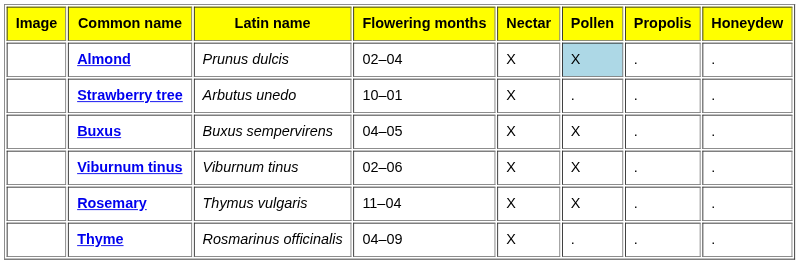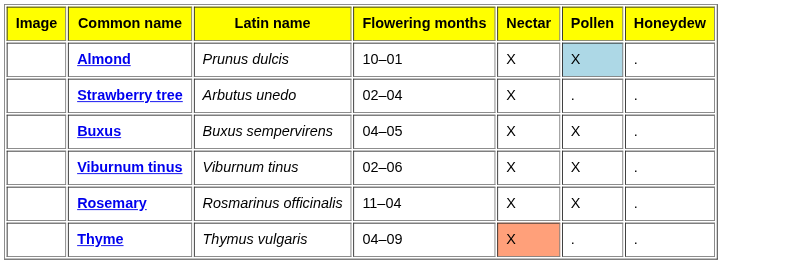- column: (663, 23)
(382, 59) 02–04 -> (382, 59) 10–01
(382, 95) 10–01 -> (382, 95) 02–04
(255, 203) Thymus vulgaris -> (273, 203) Rosmarinus officinalis
(273, 239) Rosmarinus officinalis -> (255, 239) Thymus vulgaris
(511, 239) no background -> (511, 239) lightsalmon background
